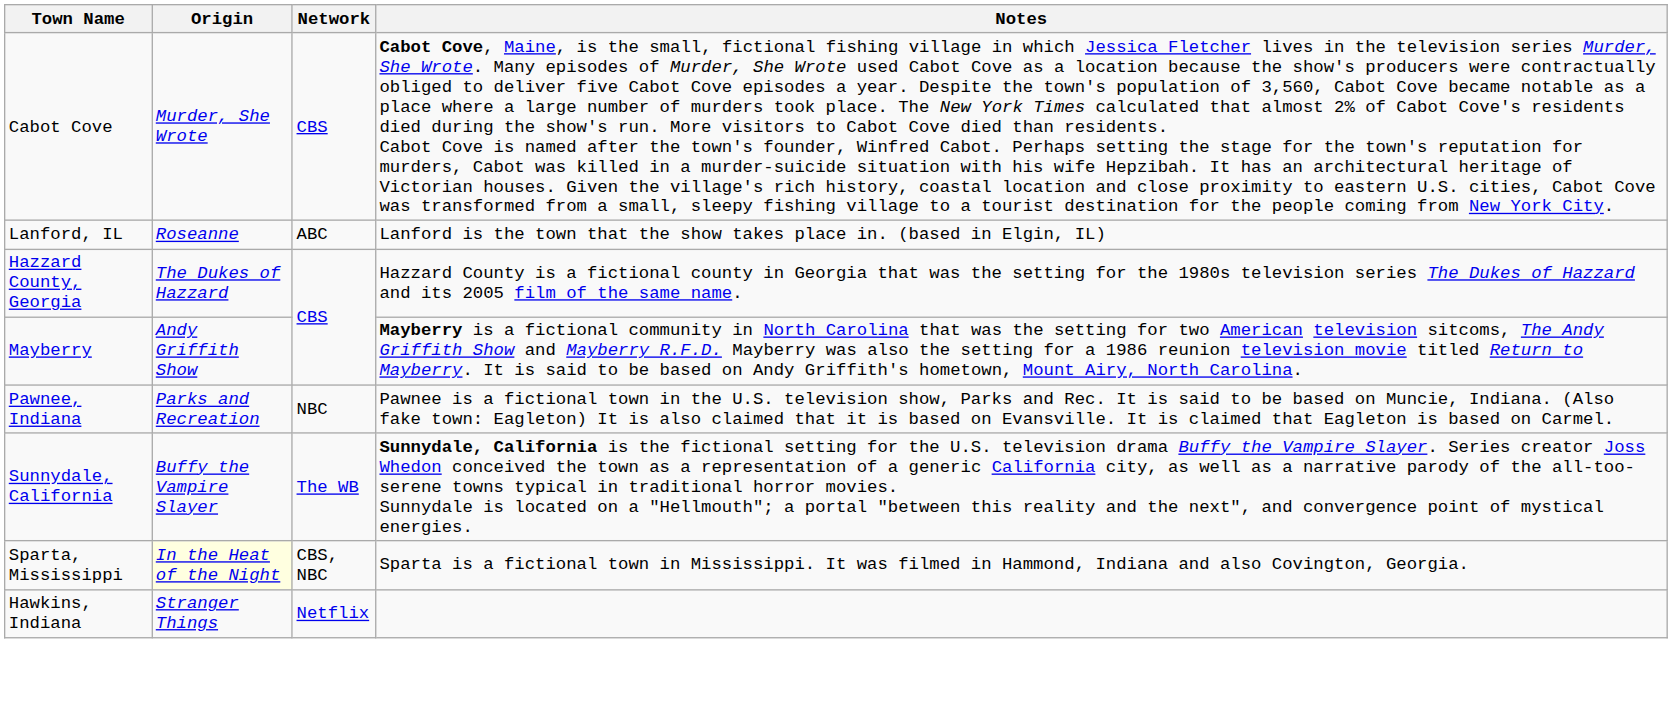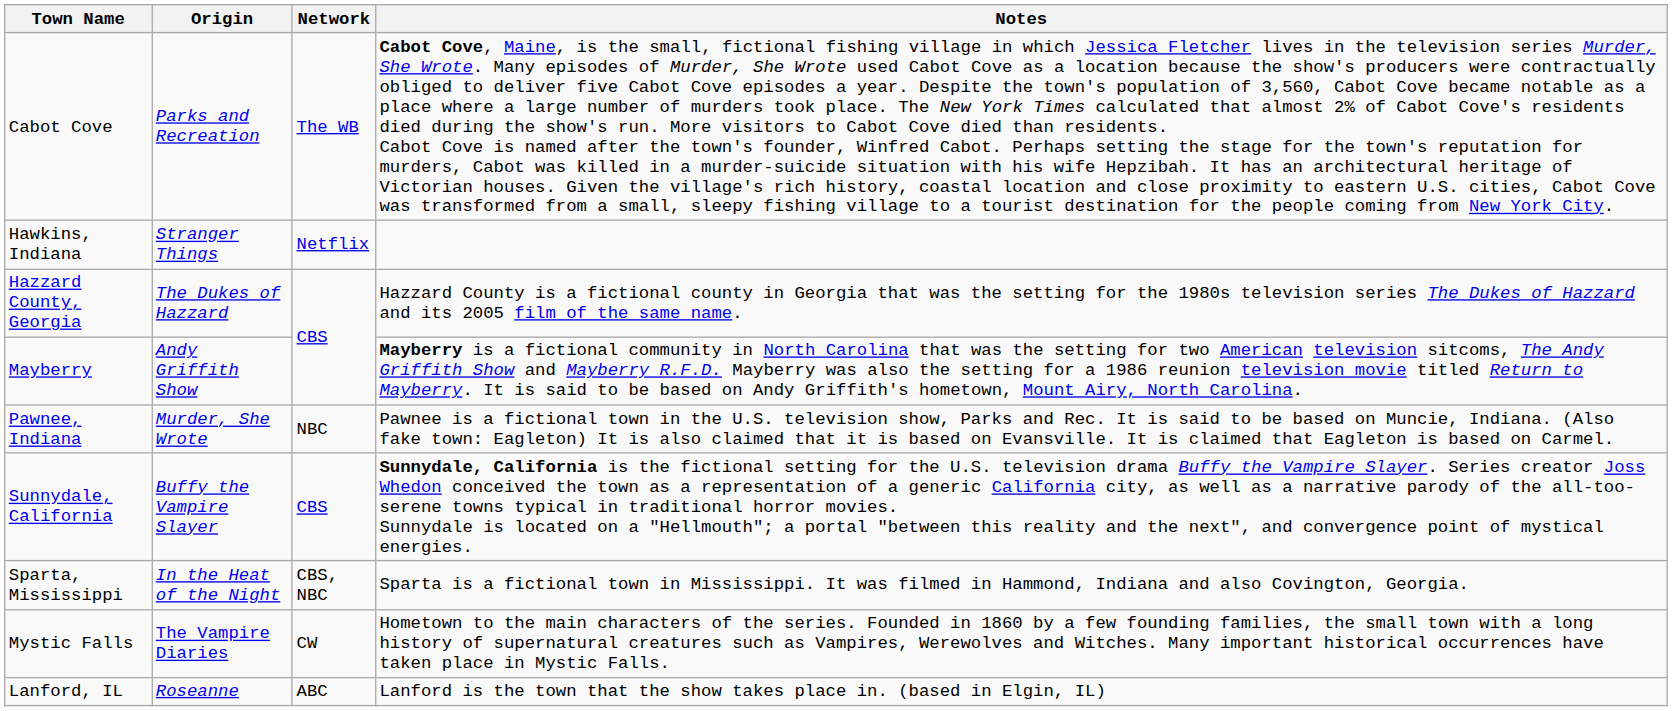(213, 127) Murder, She Wrote -> (208, 127) Parks and Recreation
(312, 127) CBS -> (328, 127) The WB
rows swapped: (50, 613) <-> (66, 235)
(208, 409) Parks and Recreation -> (213, 429) Murder, She Wrote
(328, 487) The WB -> (312, 507) CBS
(218, 565) lightyellow background -> (218, 585) no background
+ row: (71, 643)
